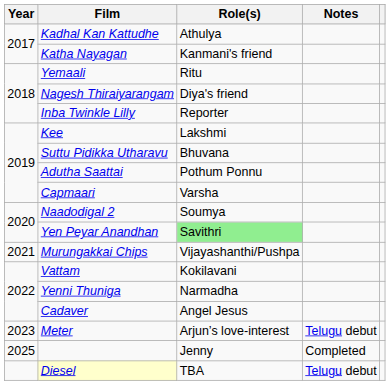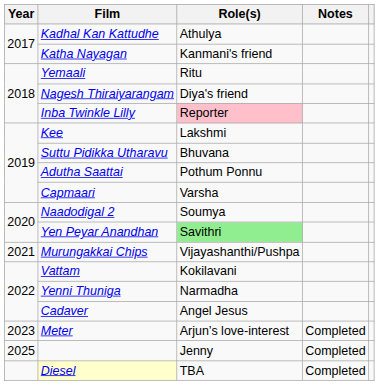(204, 113) no background -> (204, 113) pink background
(341, 331) Telugu debut -> (335, 331) Completed
(341, 370) Telugu debut -> (335, 370) Completed
